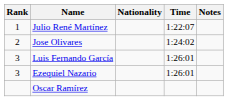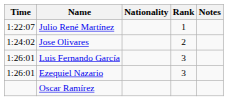columns swapped: (17, 12) <-> (180, 12)
